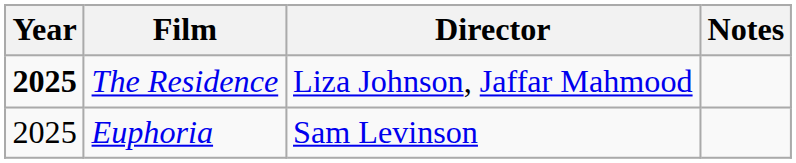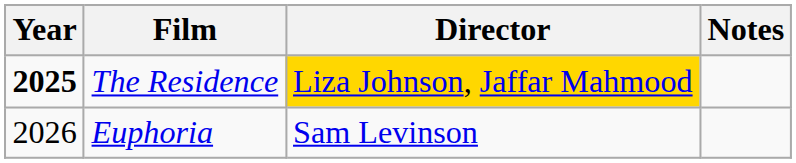(493, 81) no background -> (493, 81) gold background
(45, 132) 2025 -> (45, 132) 2026
